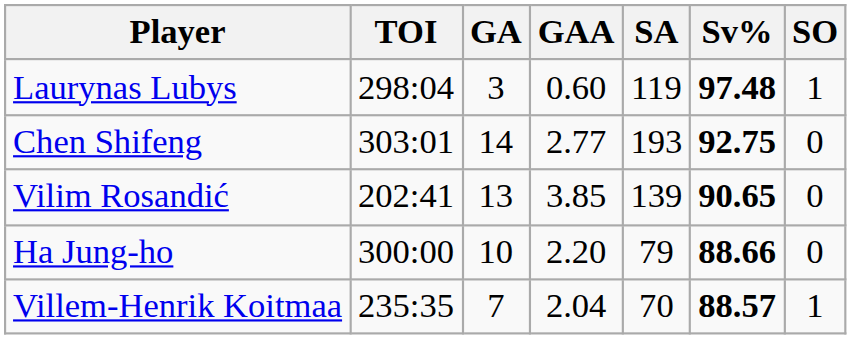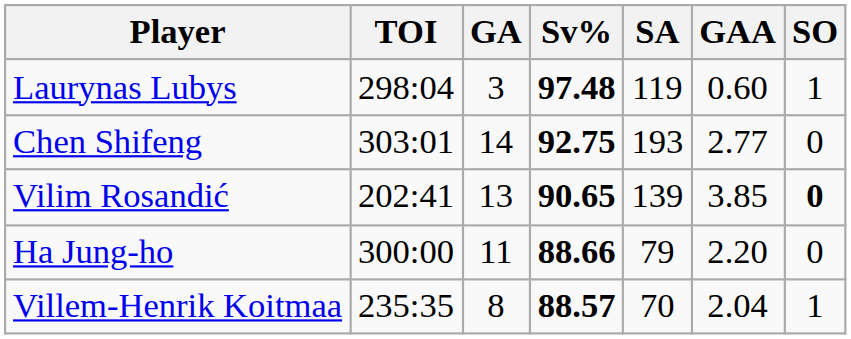columns swapped: (576, 31) <-> (737, 31)
(815, 196) normal -> (815, 196) bold
(496, 251) 10 -> (496, 251) 11
(496, 305) 7 -> (496, 305) 8
